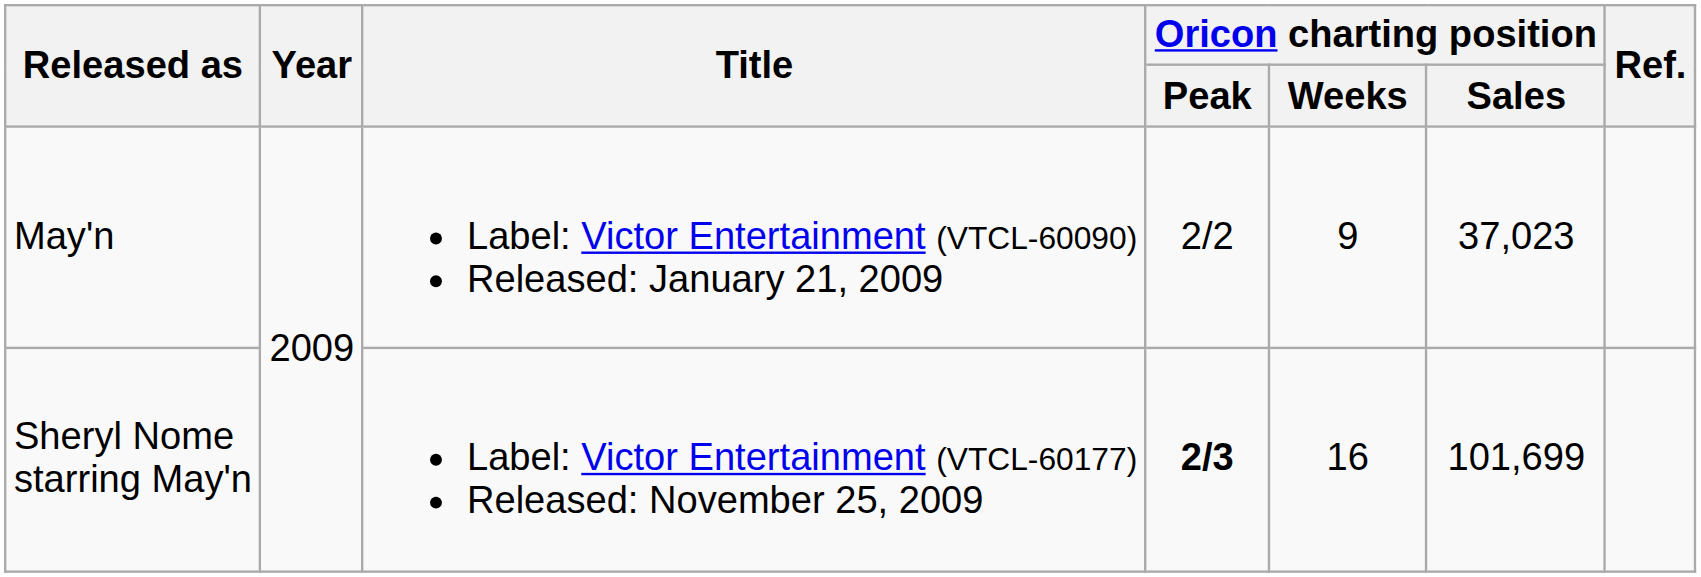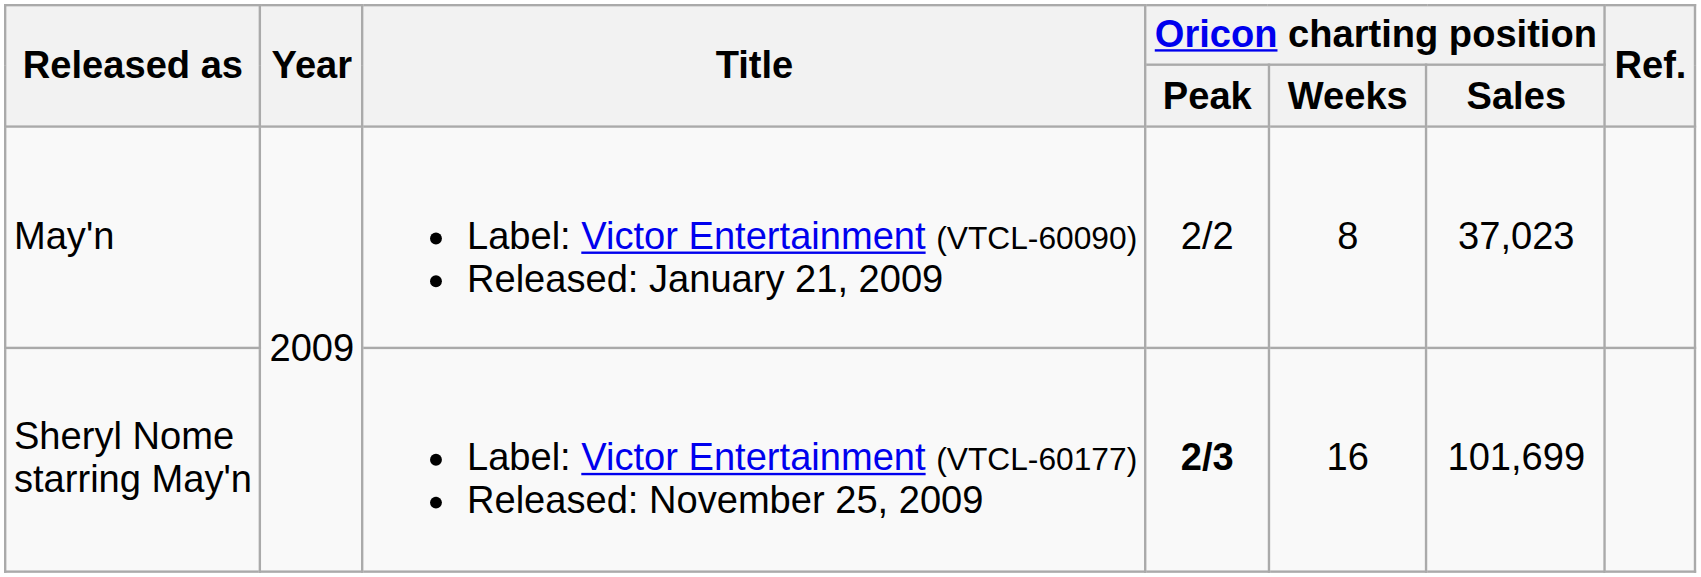(1348, 236) 9 -> (1348, 236) 8
